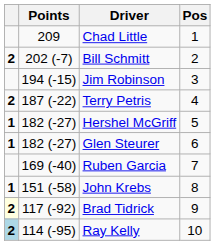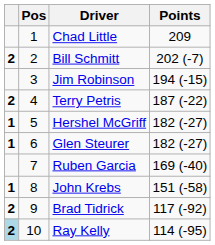columns swapped: (195, 15) <-> (49, 15)
(11, 208) lightyellow background -> (11, 208) no background
